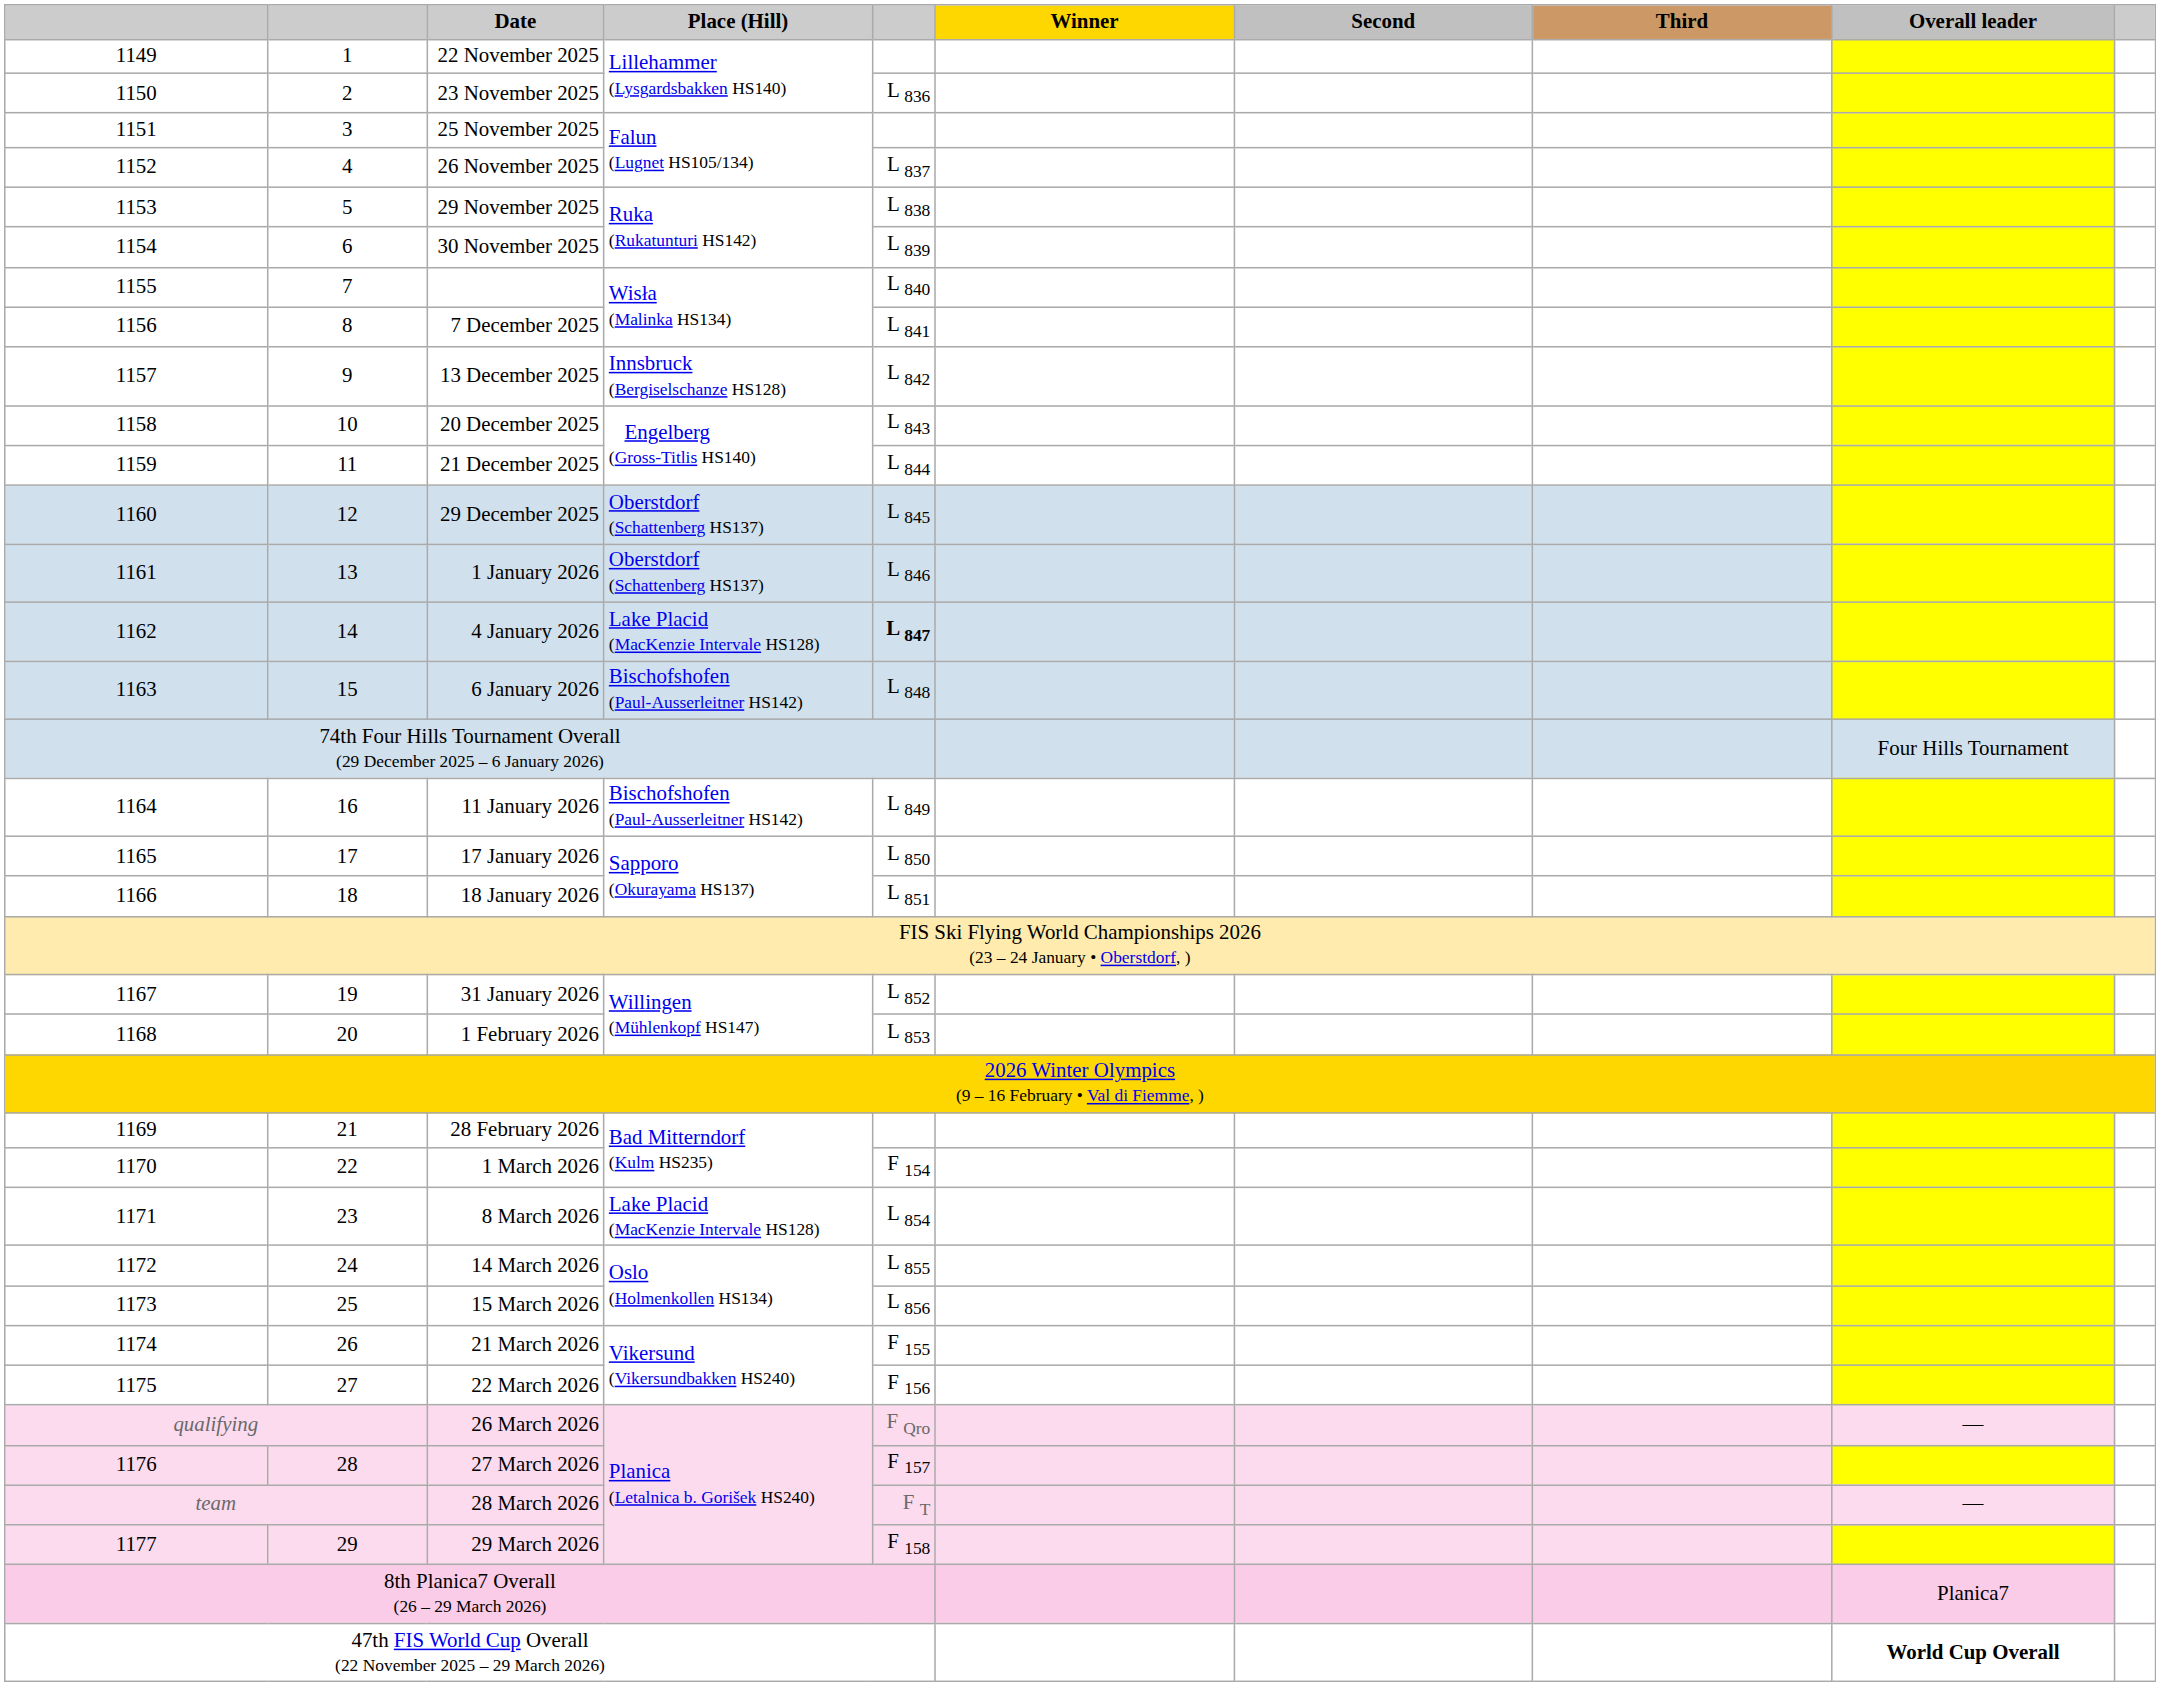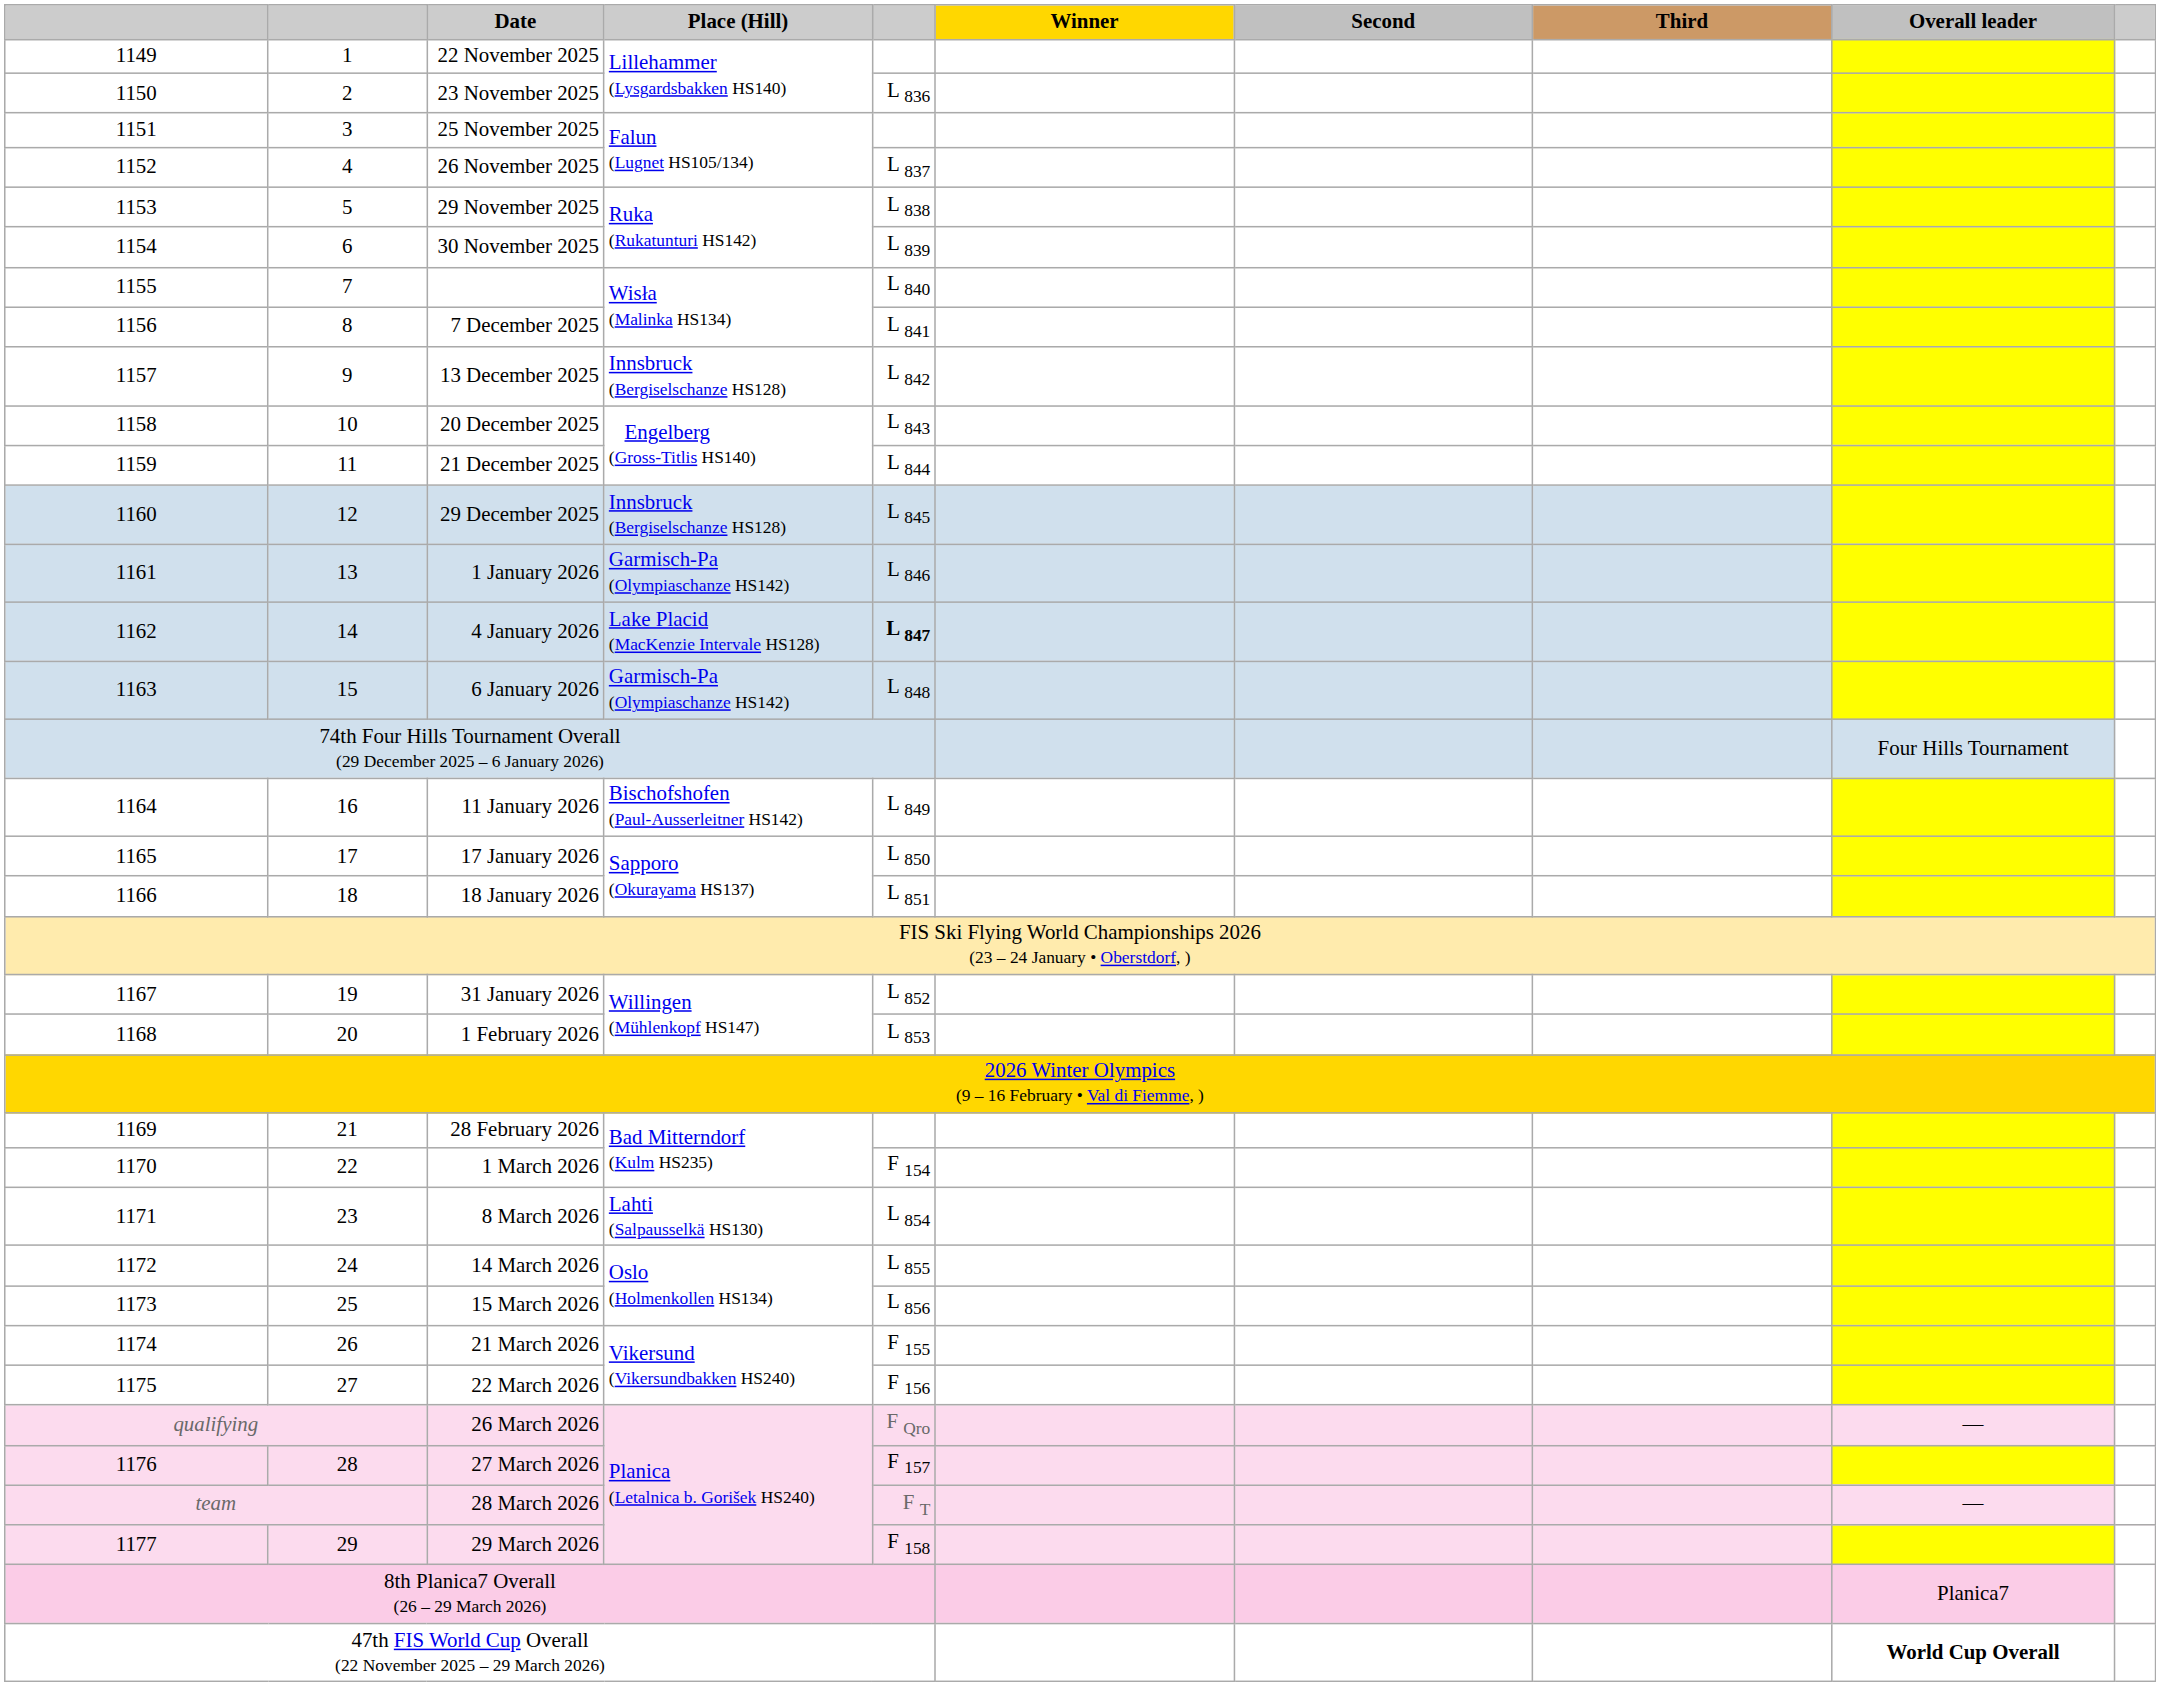(686, 513) Oberstdorf (Schattenberg HS137) -> (697, 513) Innsbruck (Bergiselschanze HS128)
(686, 571) Oberstdorf (Schattenberg HS137) -> (699, 571) Garmisch-Pa (Olympiaschanze HS142)
(706, 688) Bischofshofen (Paul-Ausserleitner HS142) -> (699, 688) Garmisch-Pa (Olympiaschanze HS142)
(714, 1214) Lake Placid (MacKenzie Intervale HS128) -> (686, 1214) Lahti (Salpausselkä HS130)
